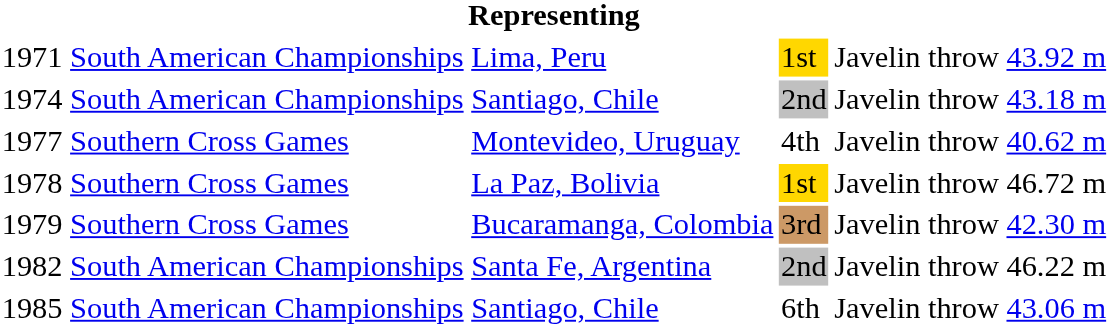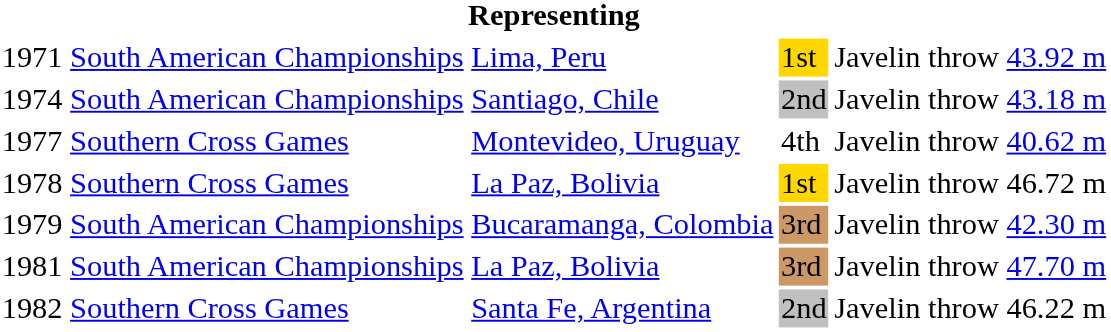(209, 224) Southern Cross Games -> (267, 224) South American Championships
+ row: (32, 266)
(267, 266) South American Championships -> (209, 307) Southern Cross Games
- row: (32, 307)
